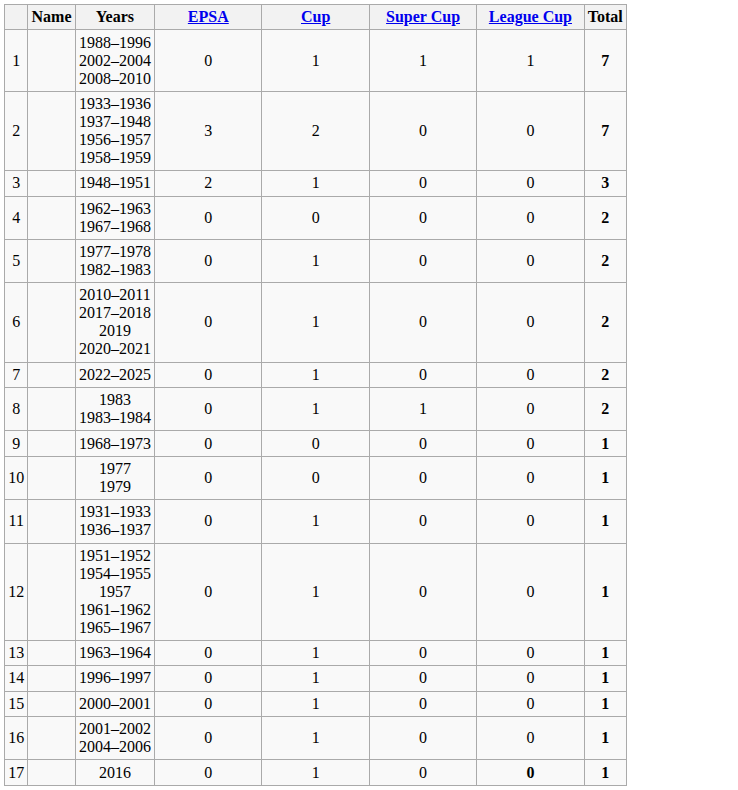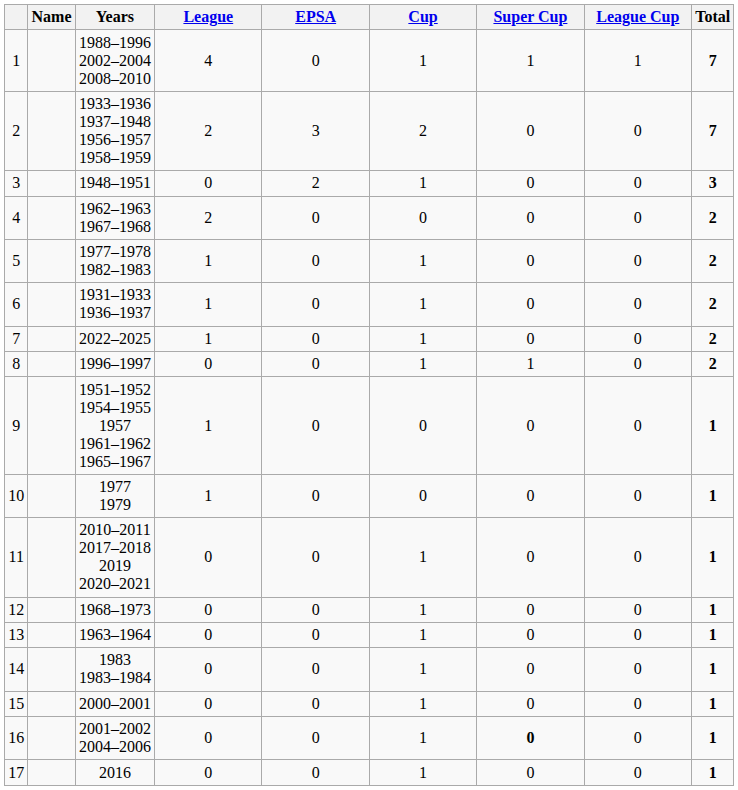+ column: (208, 17)
(115, 322) 2010–2011 2017–2018 2019 2020–2021 -> (115, 304) 1931–1933 1936–1937
(115, 409) 1983 1983–1984 -> (115, 364) 1996–1997
(115, 443) 1968–1973 -> (115, 425) 1951–1952 1954–1955 1957 1961–1962 1965–1967
(115, 521) 1931–1933 1936–1937 -> (115, 557) 2010–2011 2017–2018 2019 2020–2021
(115, 591) 1951–1952 1954–1955 1957 1961–1962 1965–1967 -> (115, 609) 1968–1973
(115, 678) 1996–1997 -> (115, 669) 1983 1983–1984
(423, 738) normal -> (530, 738) bold
(530, 772) bold -> (638, 772) normal
